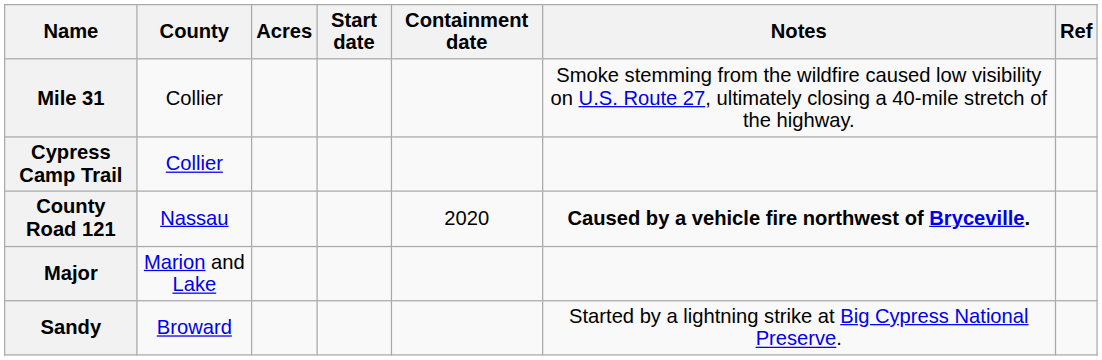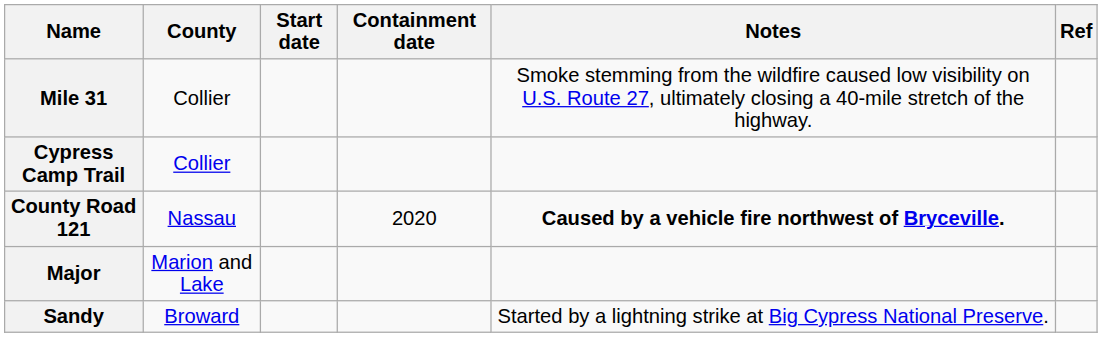- column: (284, 31)
